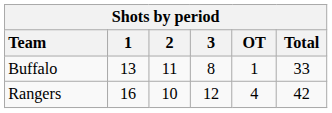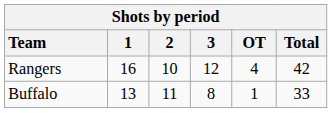rows swapped: (35, 94) <-> (33, 68)
